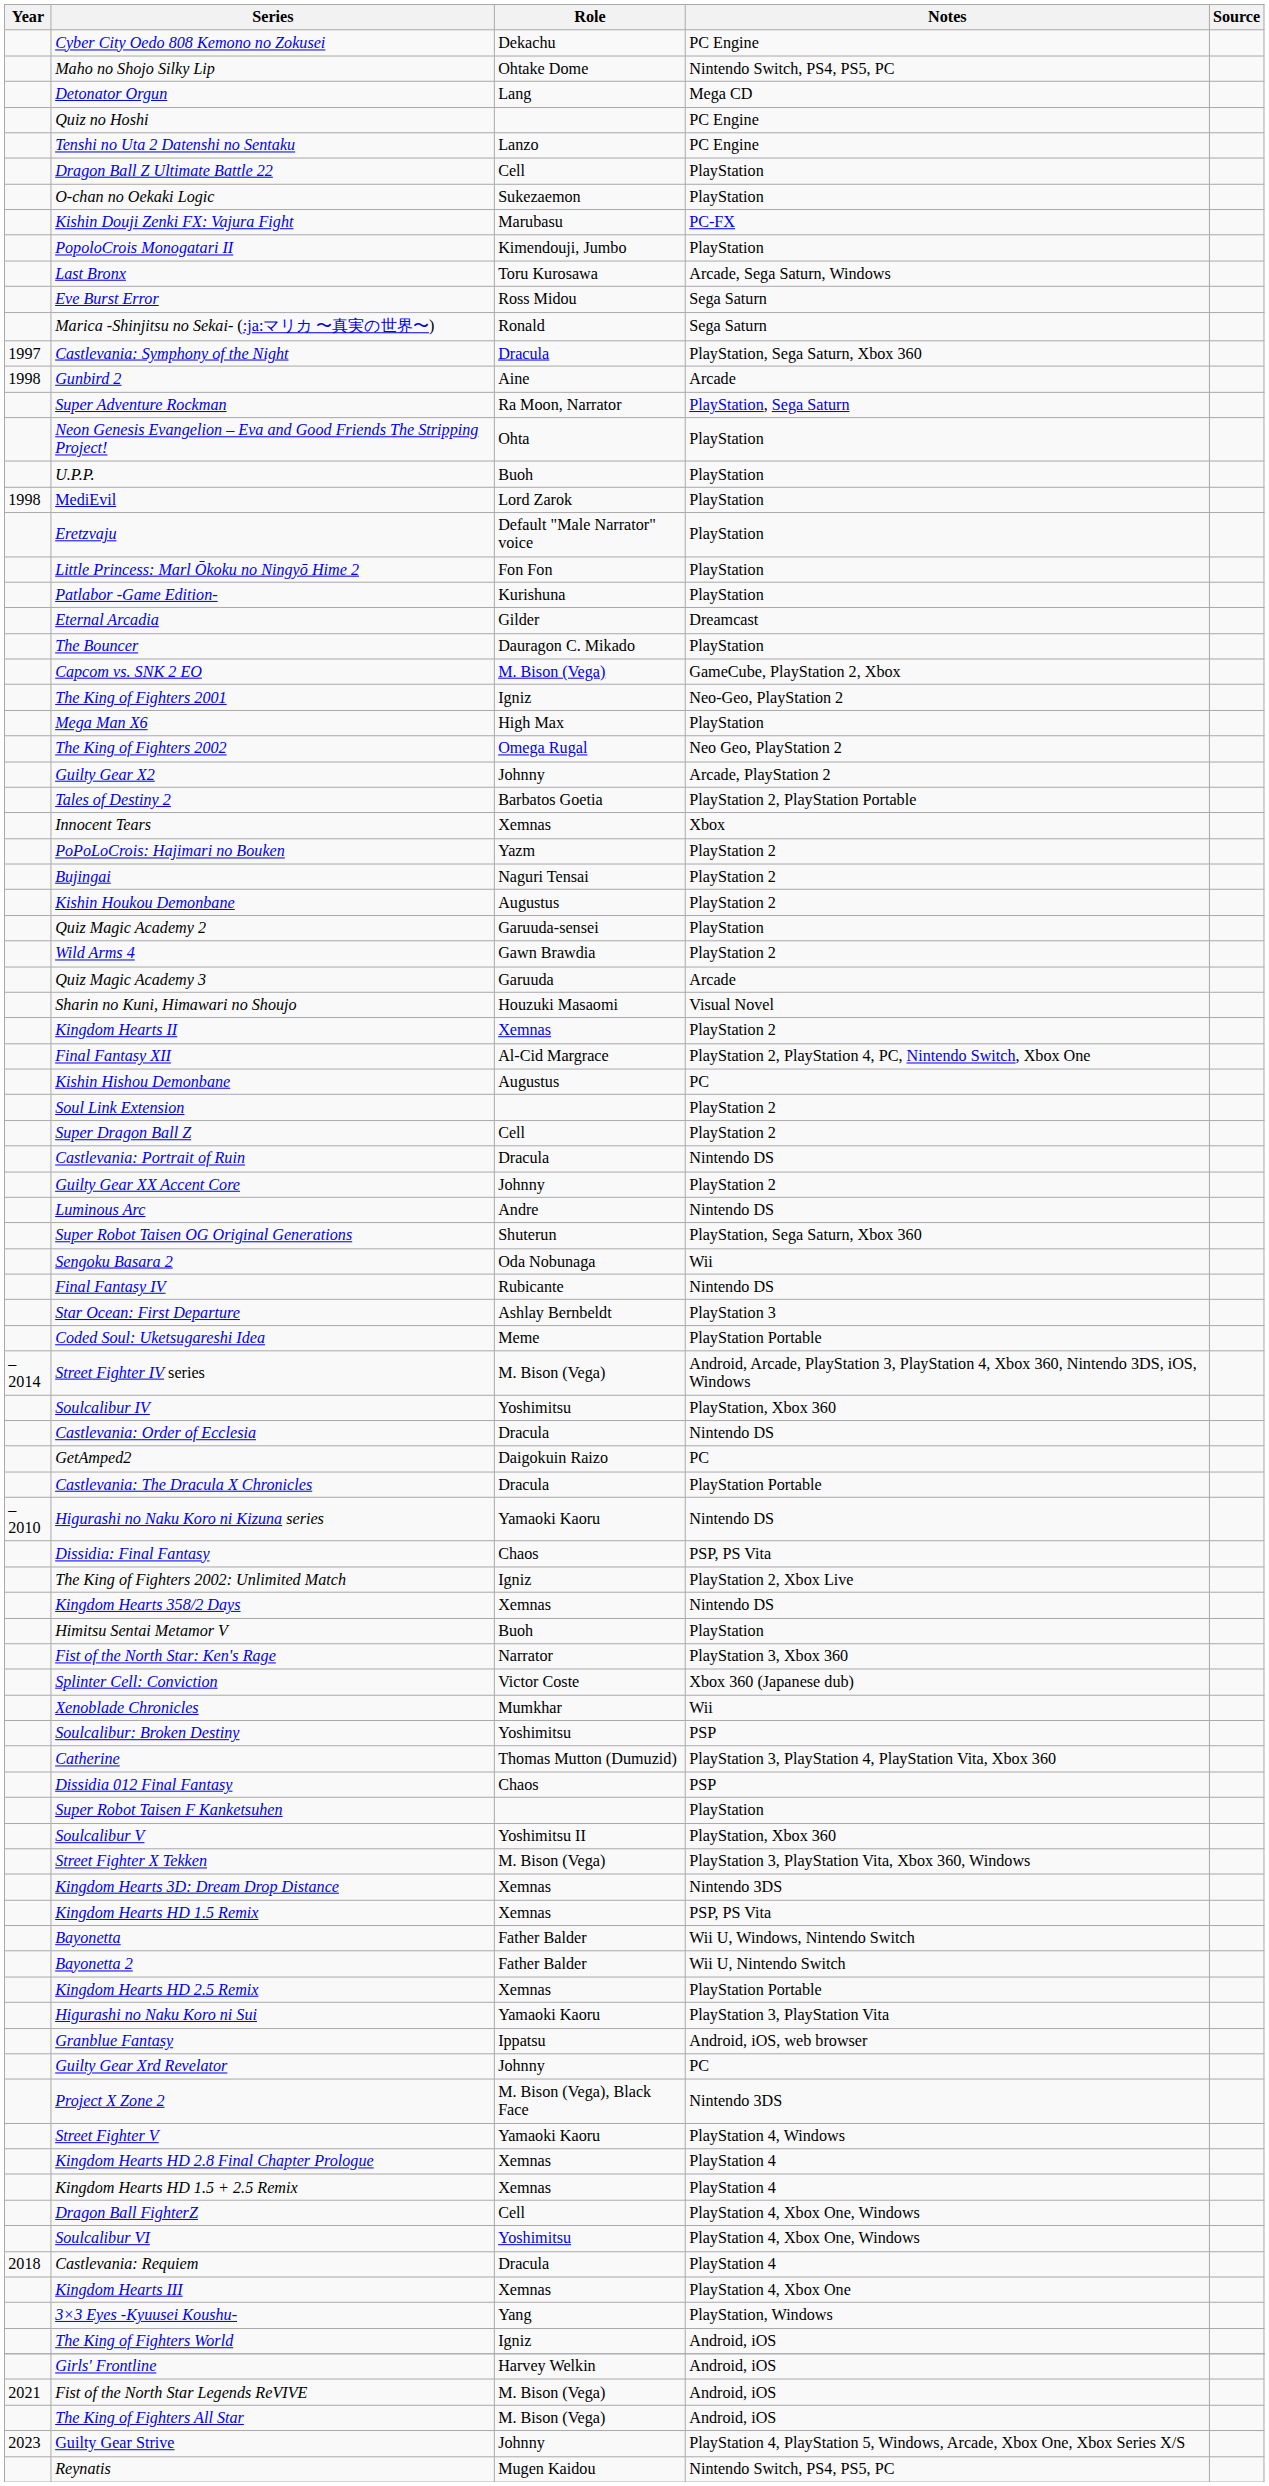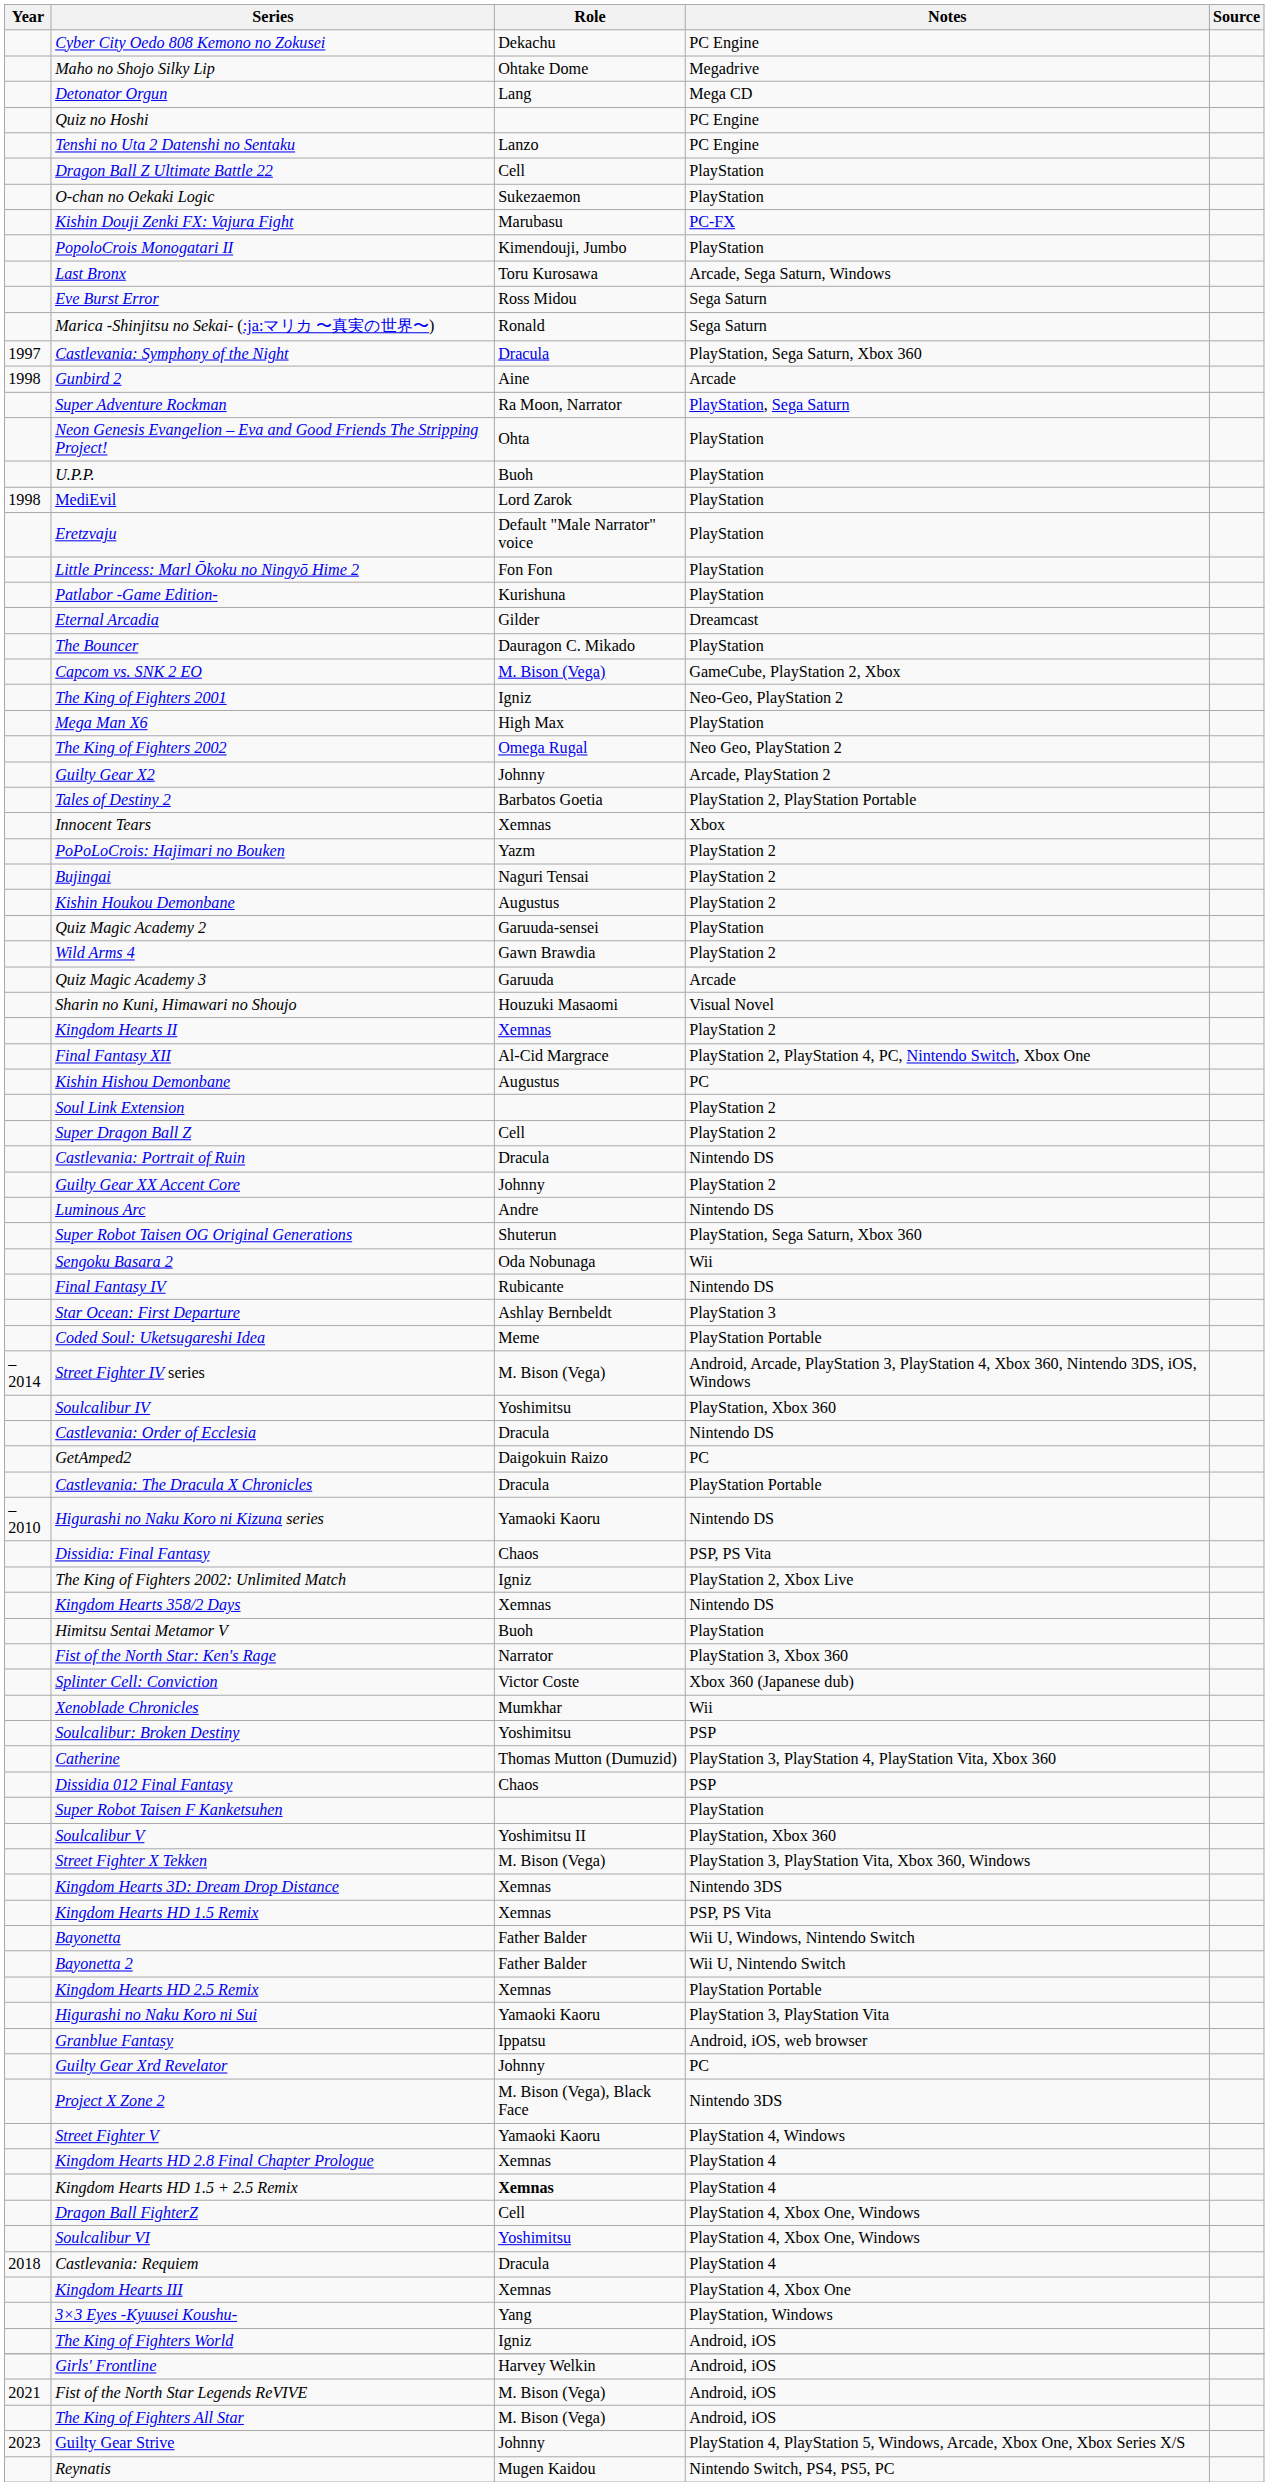(792, 68) Nintendo Switch, PS4, PS5, PC -> (724, 68) Megadrive
(525, 2187) normal -> (526, 2187) bold
